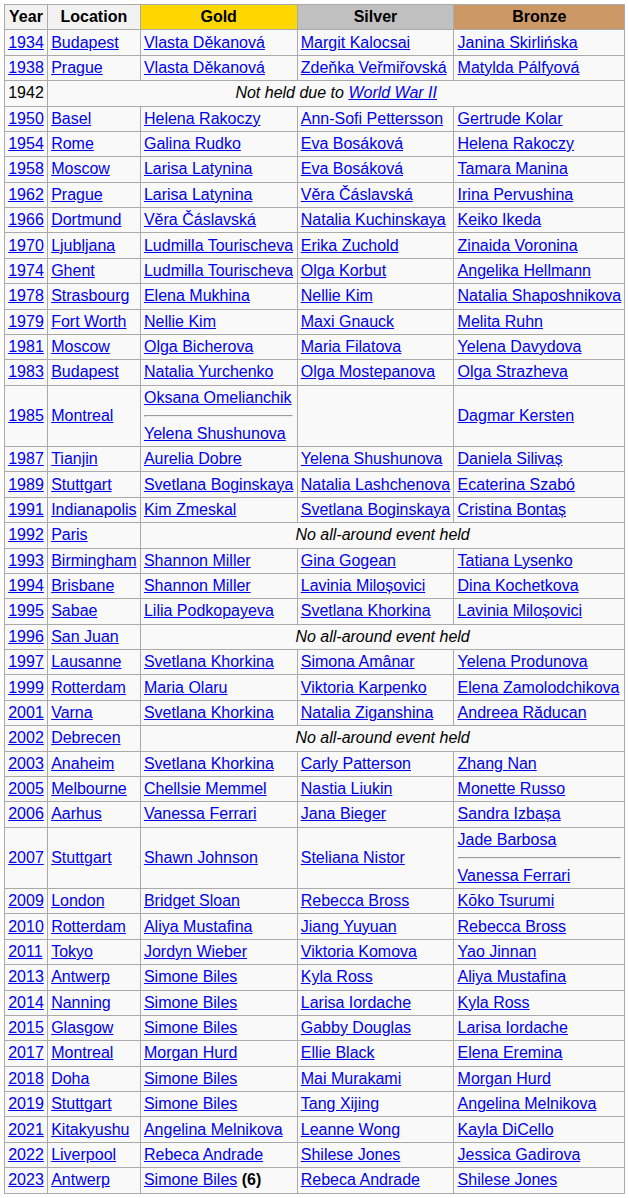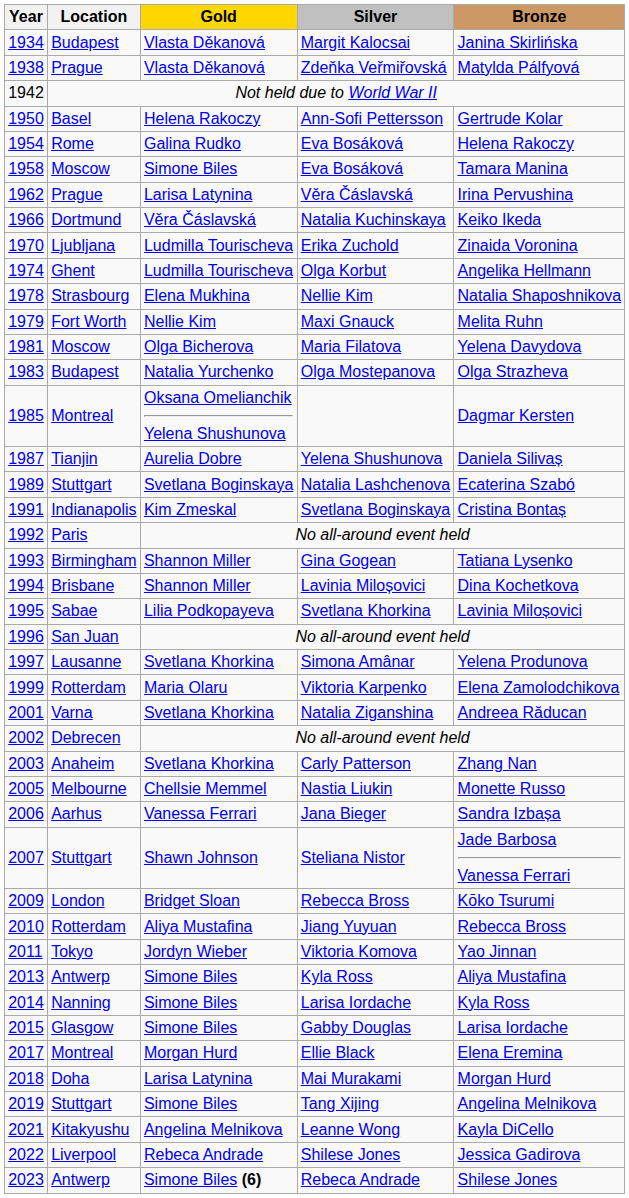(198, 169) Larisa Latynina -> (191, 169) Simone Biles
(191, 1078) Simone Biles -> (198, 1078) Larisa Latynina
